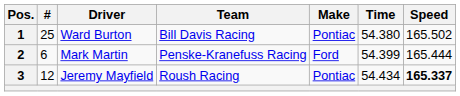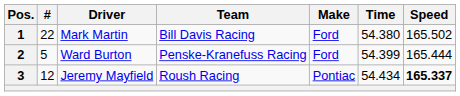(47, 35) 25 -> (47, 35) 22
(96, 35) Ward Burton -> (94, 35) Mark Martin
(334, 35) Pontiac -> (326, 35) Ford
(44, 55) 6 -> (44, 55) 5
(94, 55) Mark Martin -> (96, 55) Ward Burton
